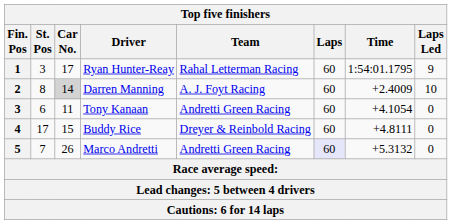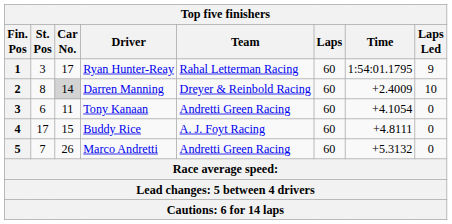(222, 89) A. J. Foyt Racing -> (245, 89) Dreyer & Reinbold Racing
(245, 129) Dreyer & Reinbold Racing -> (222, 129) A. J. Foyt Racing
(329, 149) lavender background -> (329, 149) no background
